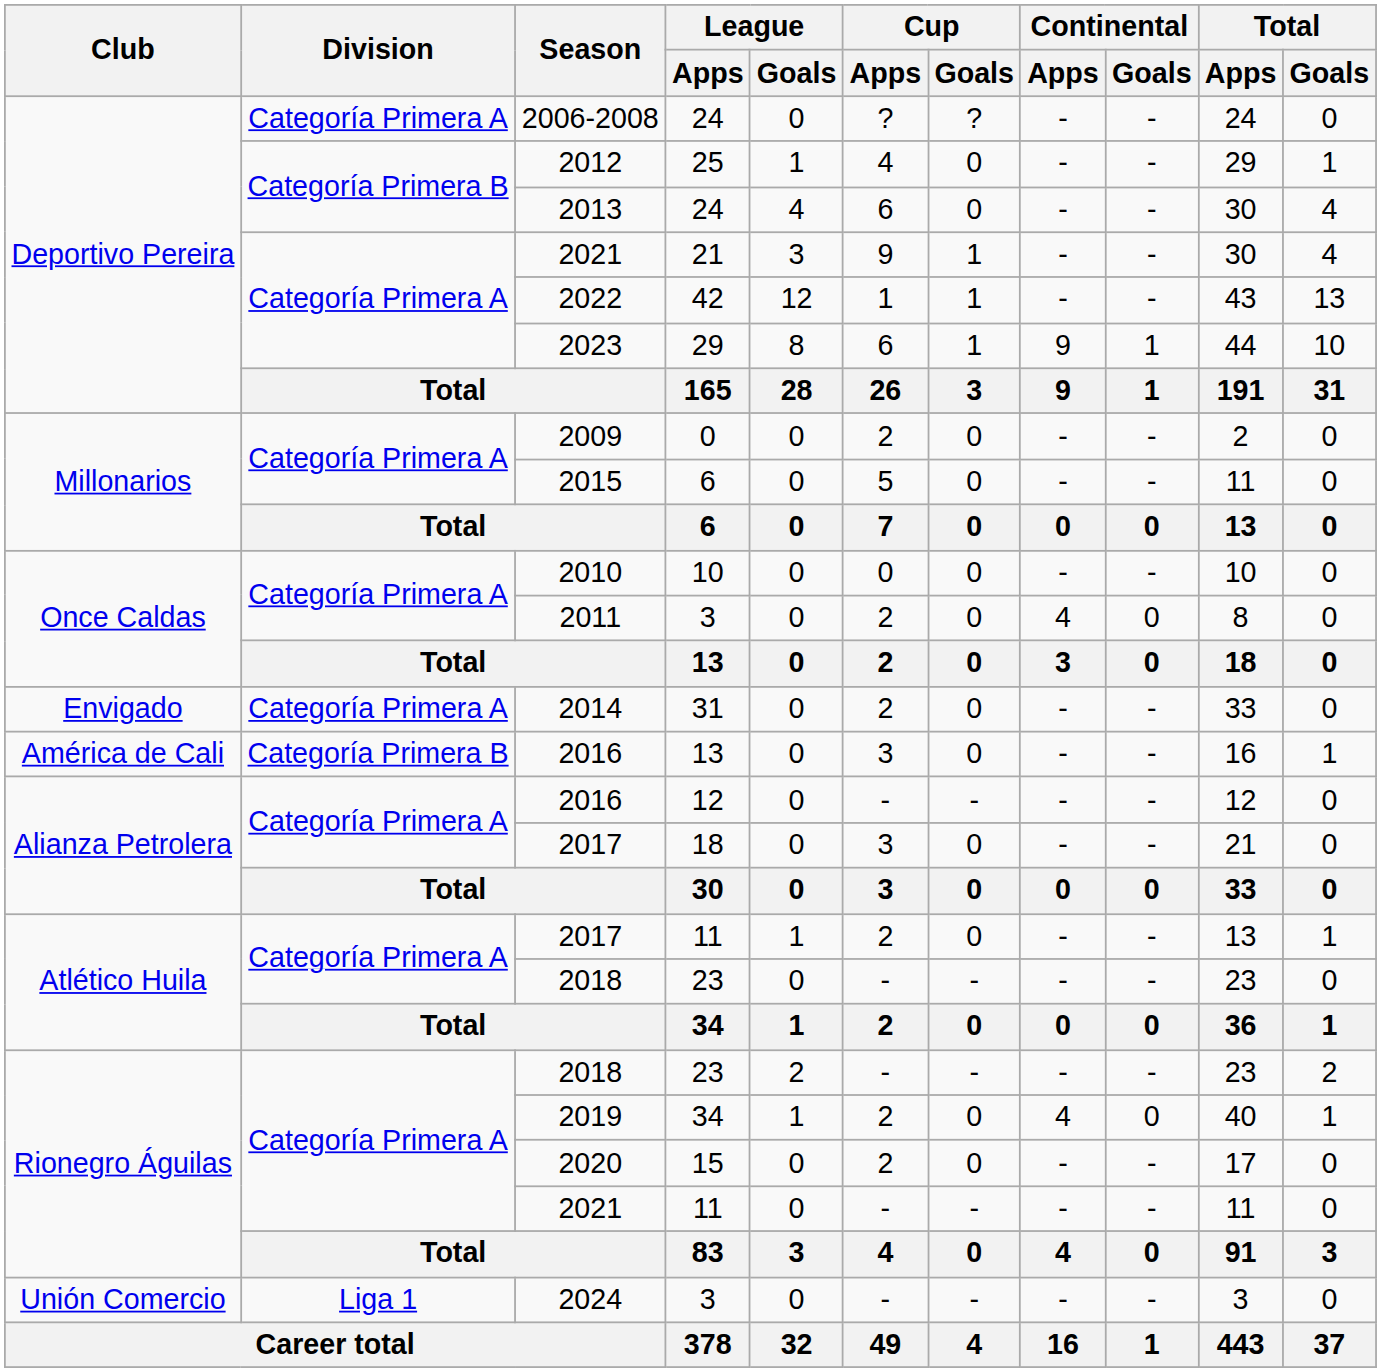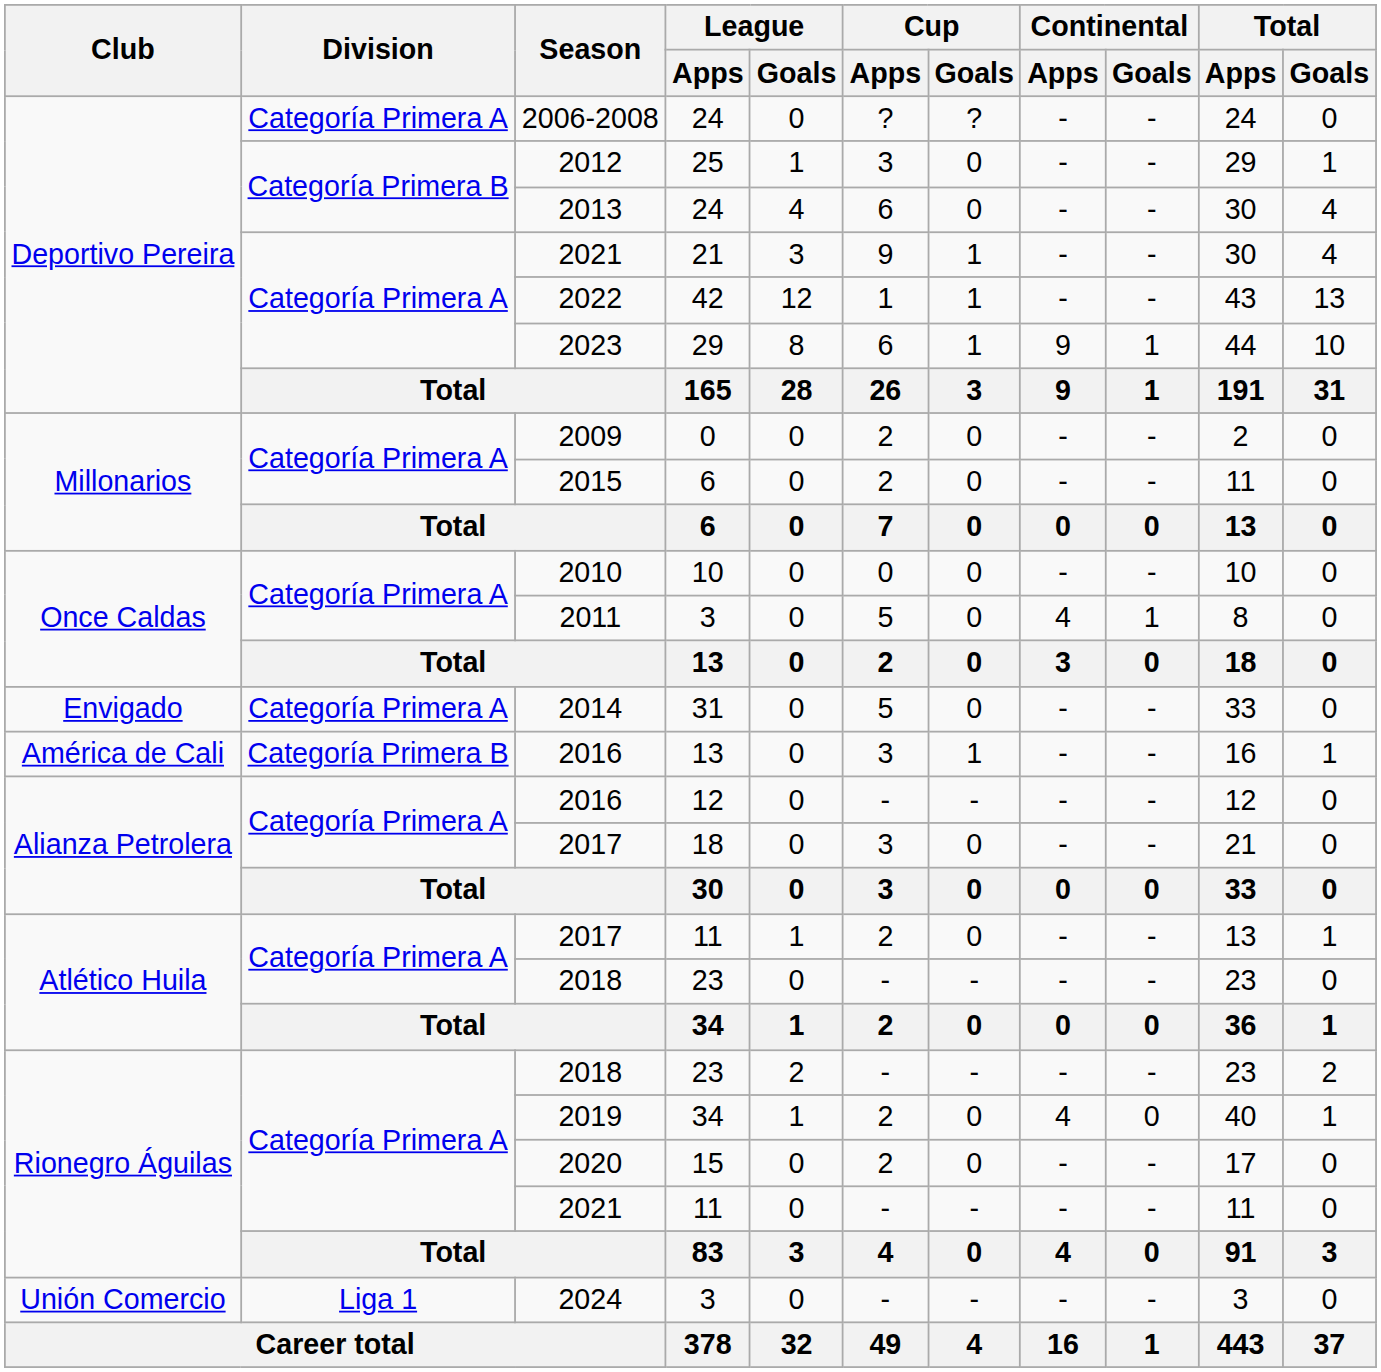(885, 163) 4 -> (885, 163) 3
(885, 481) 5 -> (885, 481) 2
(885, 617) 2 -> (885, 617) 5
(1152, 617) 0 -> (1152, 617) 1
(885, 708) 2 -> (885, 708) 5
(974, 753) 0 -> (974, 753) 1
